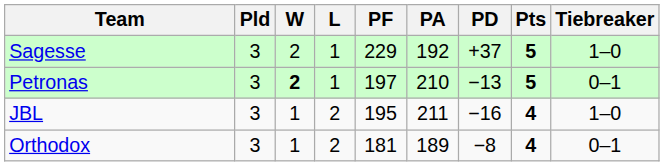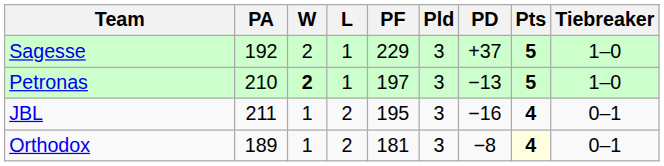columns swapped: (255, 20) <-> (433, 20)
(605, 82) 0–1 -> (605, 82) 1–0
(605, 113) 1–0 -> (605, 113) 0–1
(531, 144) no background -> (531, 144) lightyellow background
